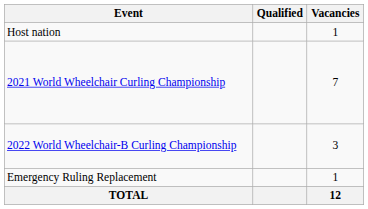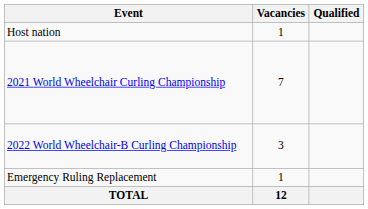columns swapped: (335, 13) <-> (280, 13)
